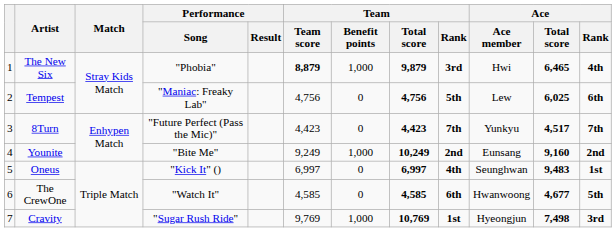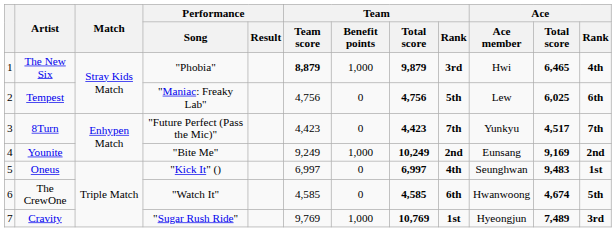(557, 152) 9,160 -> (557, 152) 9,169
(557, 194) 4,677 -> (557, 194) 4,674
(557, 218) 7,498 -> (557, 218) 7,489
